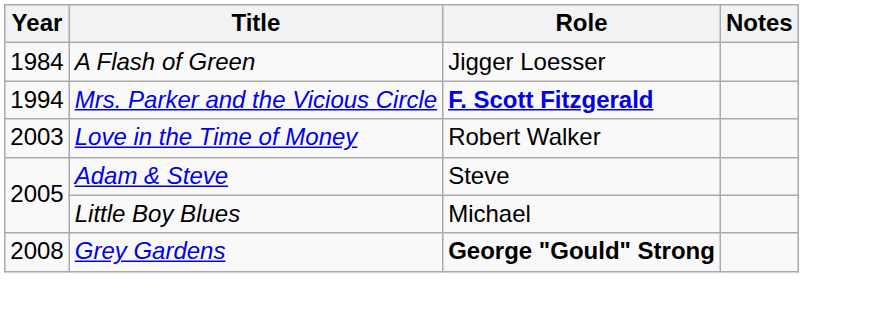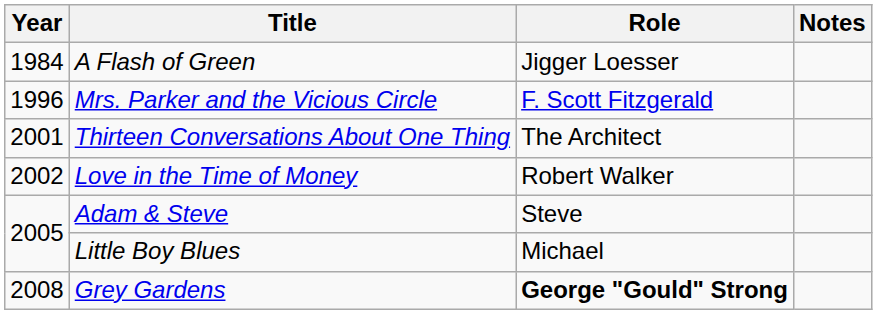(37, 99) 1994 -> (37, 99) 1996
(551, 99) bold -> (617, 99) normal
+ row: (292, 137)
(37, 137) 2003 -> (37, 175) 2002
